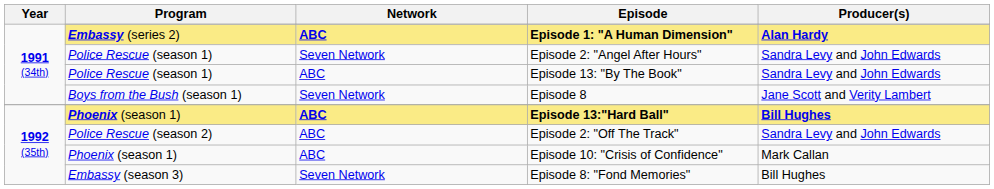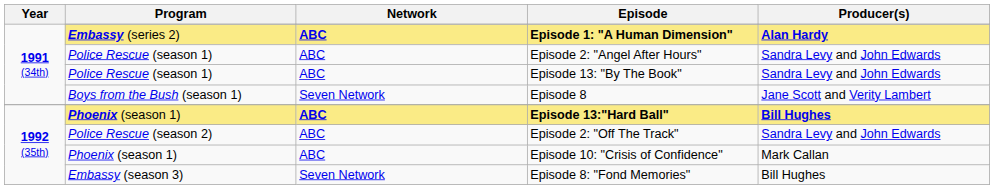(342, 54) Seven Network -> (312, 54) ABC
